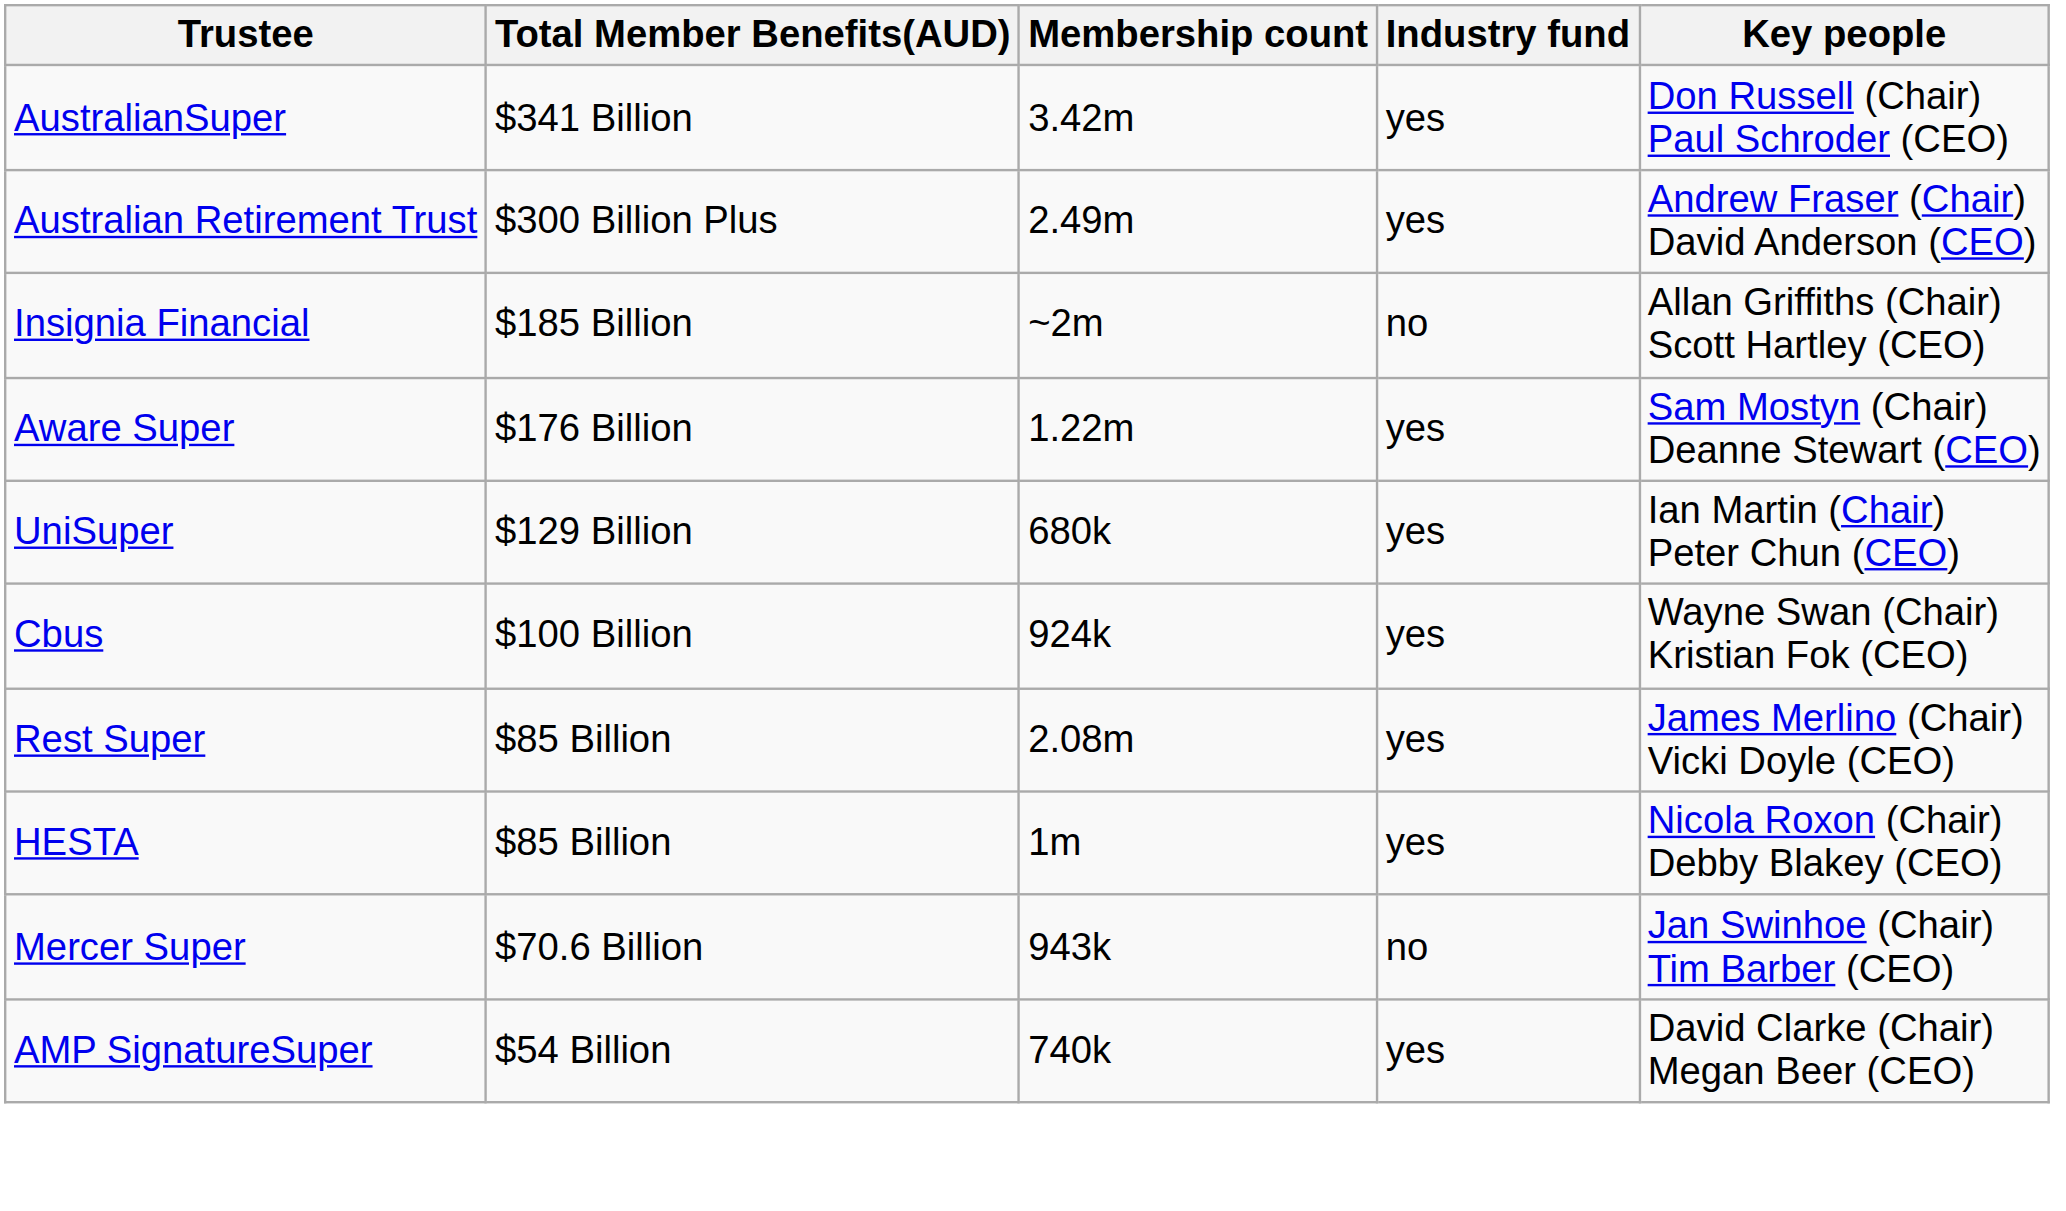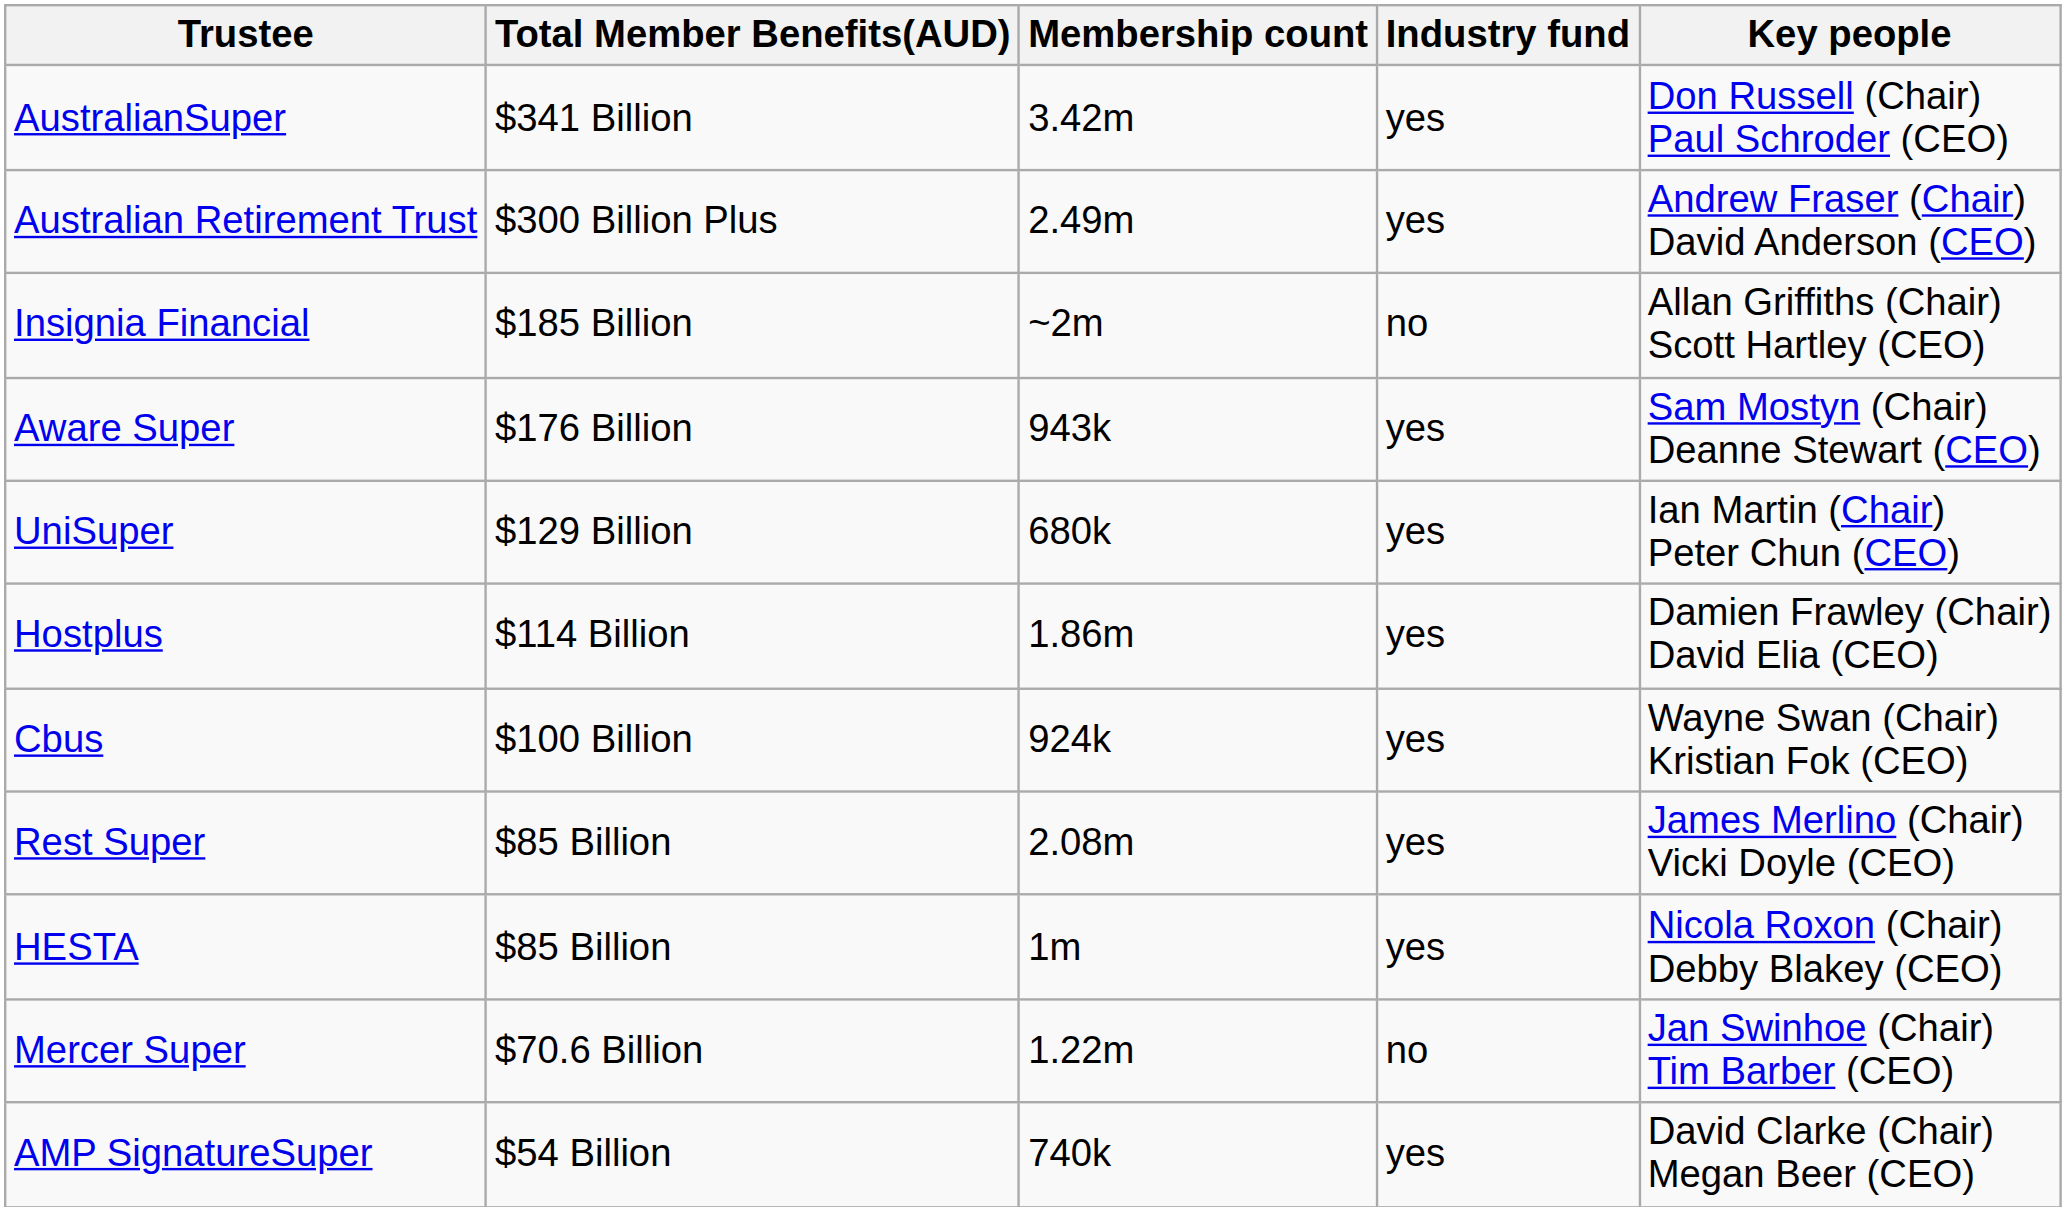(1081, 427) 1.22m -> (1070, 427) 943k
+ row: (88, 635)
(1070, 946) 943k -> (1081, 1049) 1.22m
